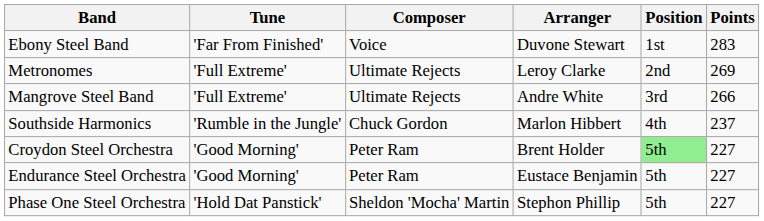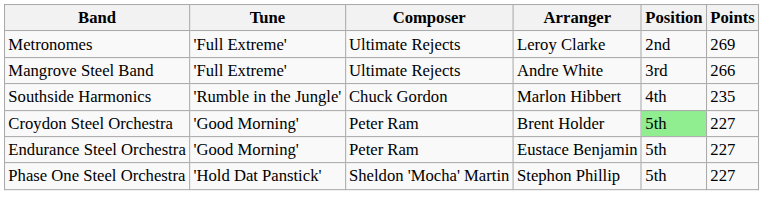- row: (68, 44)
(723, 123) 237 -> (723, 96) 235
